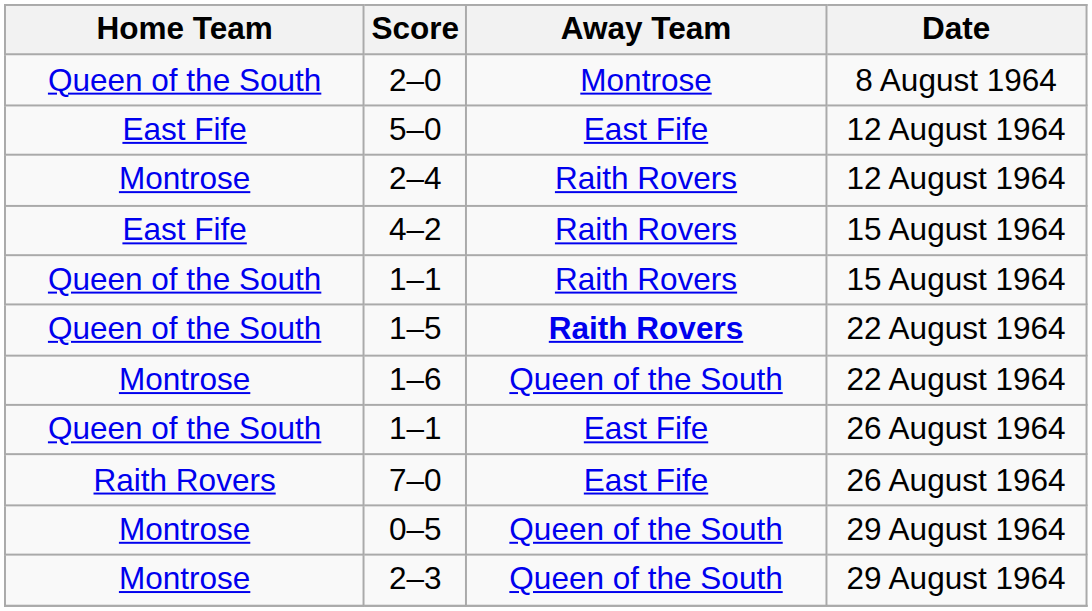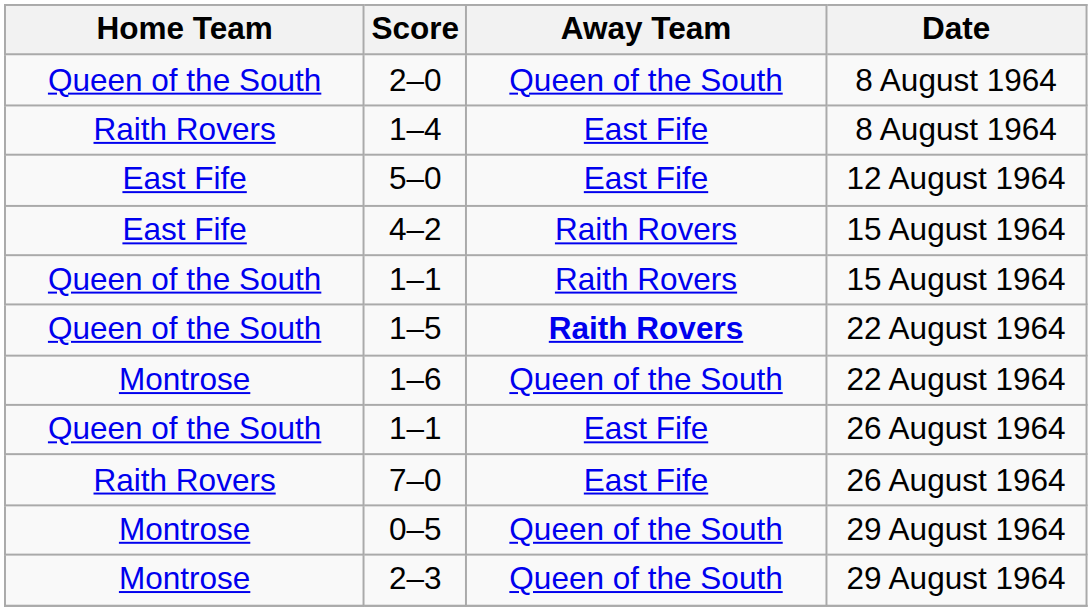(646, 79) Montrose -> (646, 79) Queen of the South
+ row: (415, 129)
- row: (415, 179)
